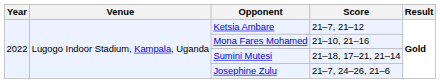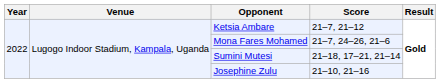(341, 42) 21–10, 21–16 -> (351, 42) 21–7, 24–26, 21–6
(351, 71) 21–7, 24–26, 21–6 -> (341, 71) 21–10, 21–16
